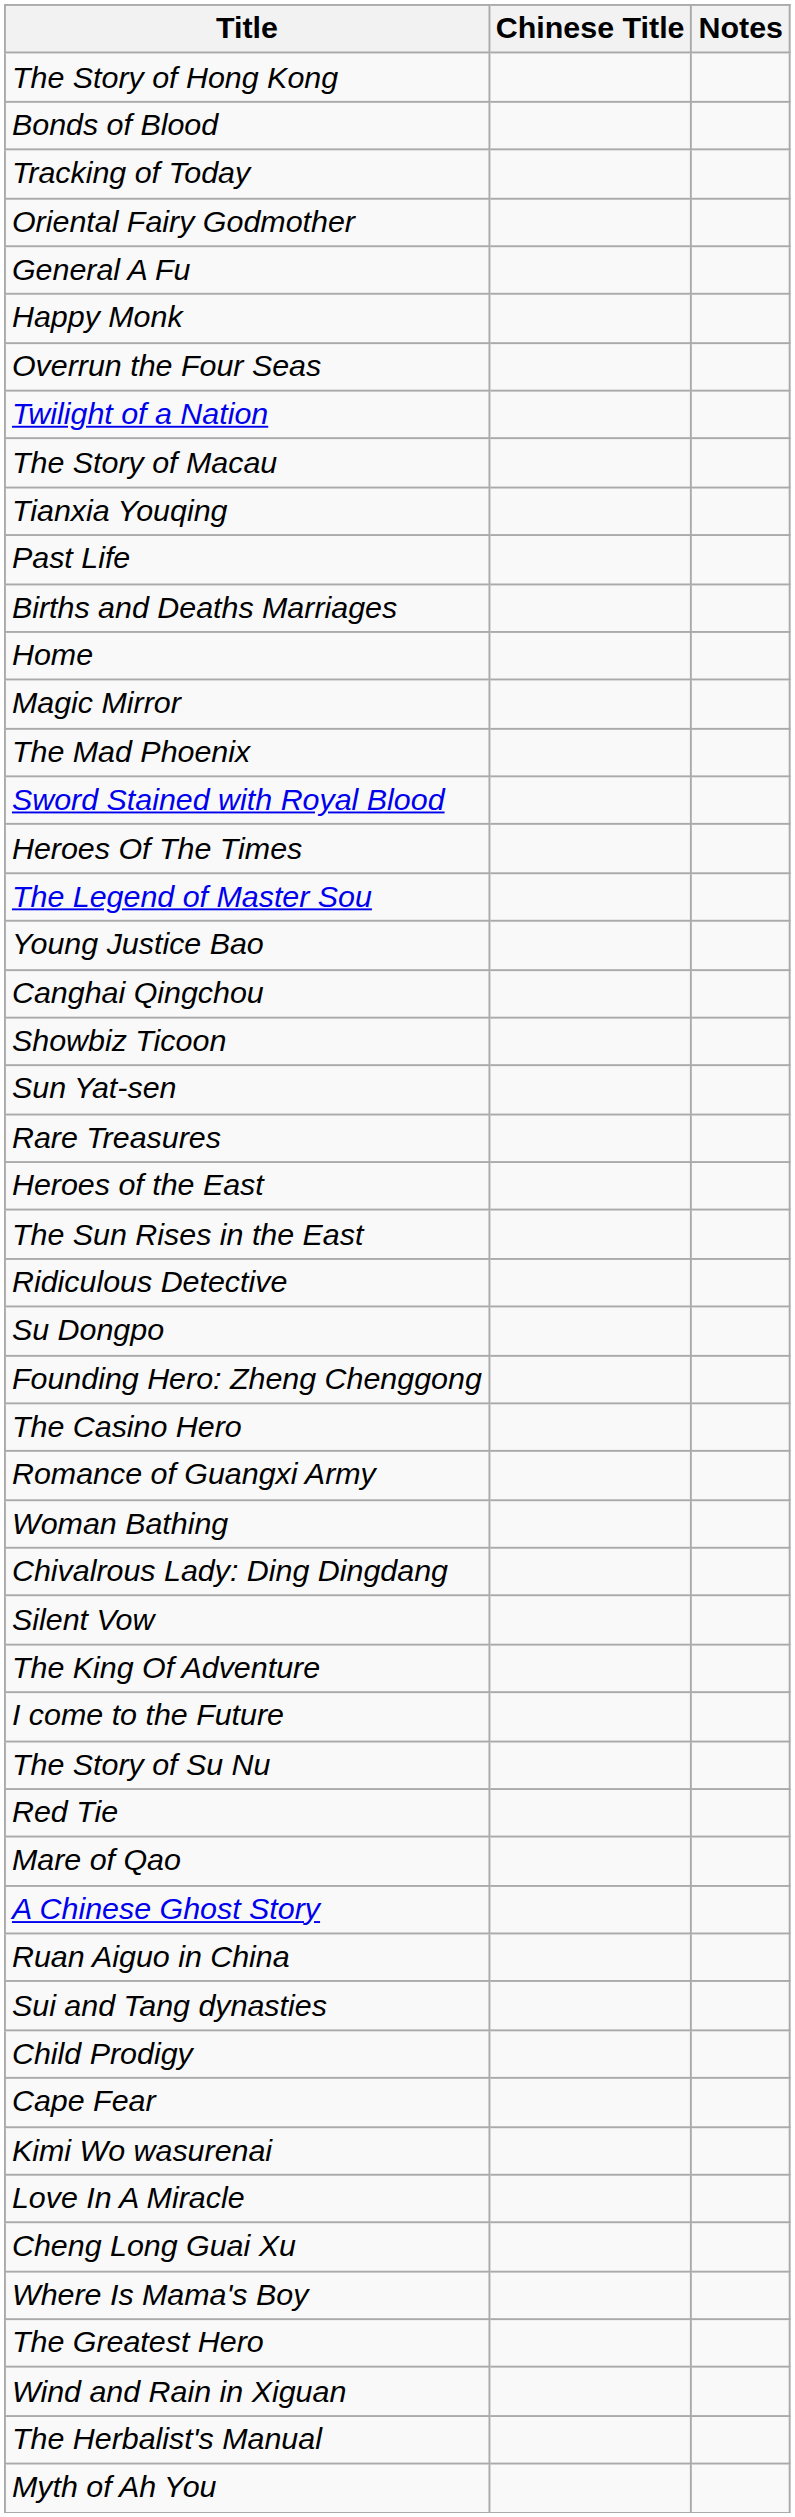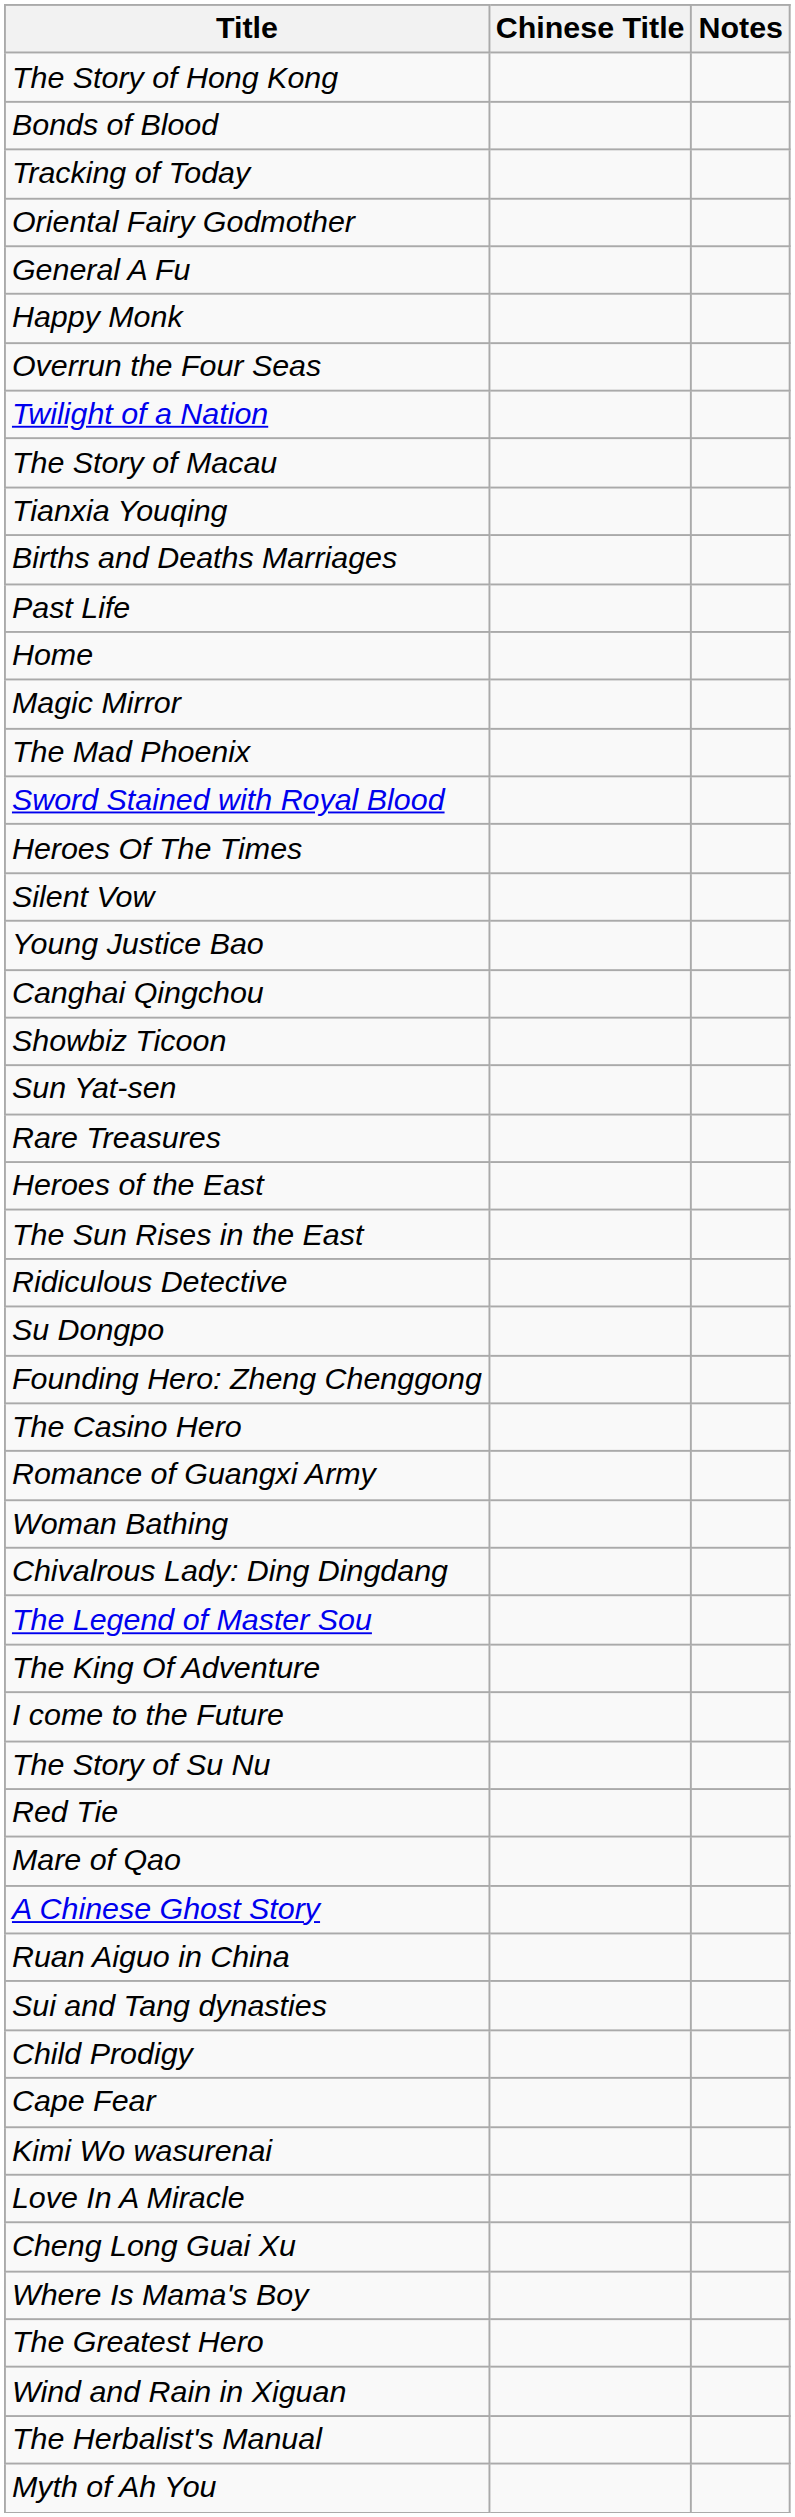rows swapped: (205, 607) <-> (71, 558)
rows swapped: (192, 896) <-> (83, 1619)
